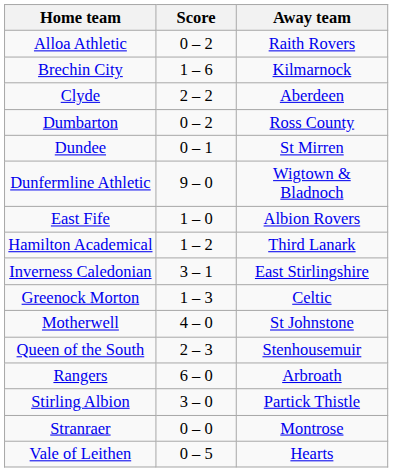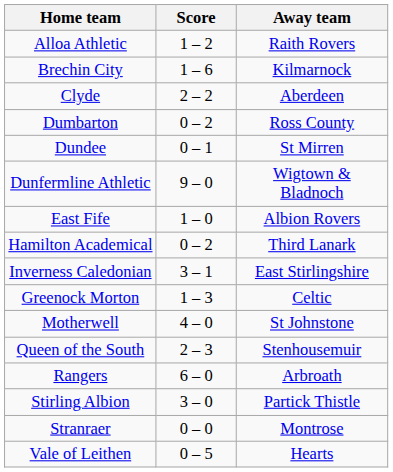(196, 43) 0 – 2 -> (196, 43) 1 – 2
(196, 245) 1 – 2 -> (196, 245) 0 – 2
